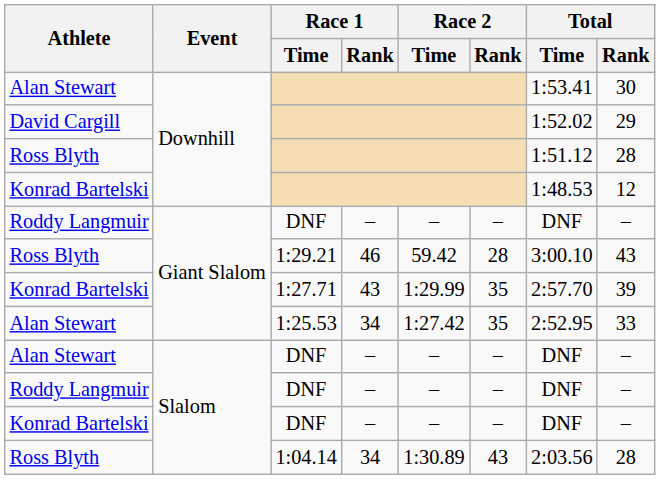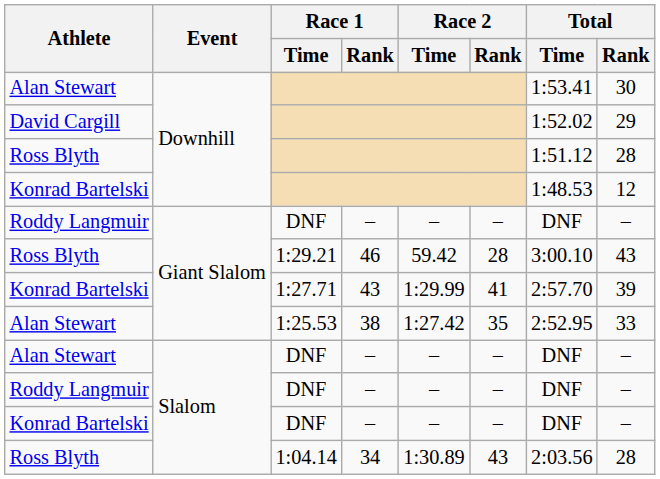(498, 289) 35 -> (498, 289) 41
(370, 323) 34 -> (370, 323) 38
